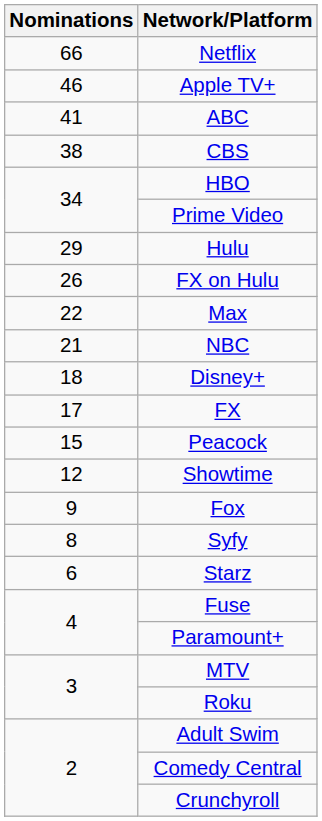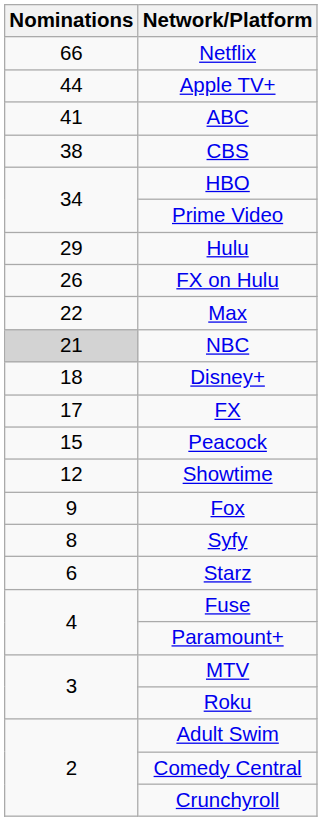(71, 85) 46 -> (71, 85) 44
(71, 345) no background -> (71, 345) lightgrey background
